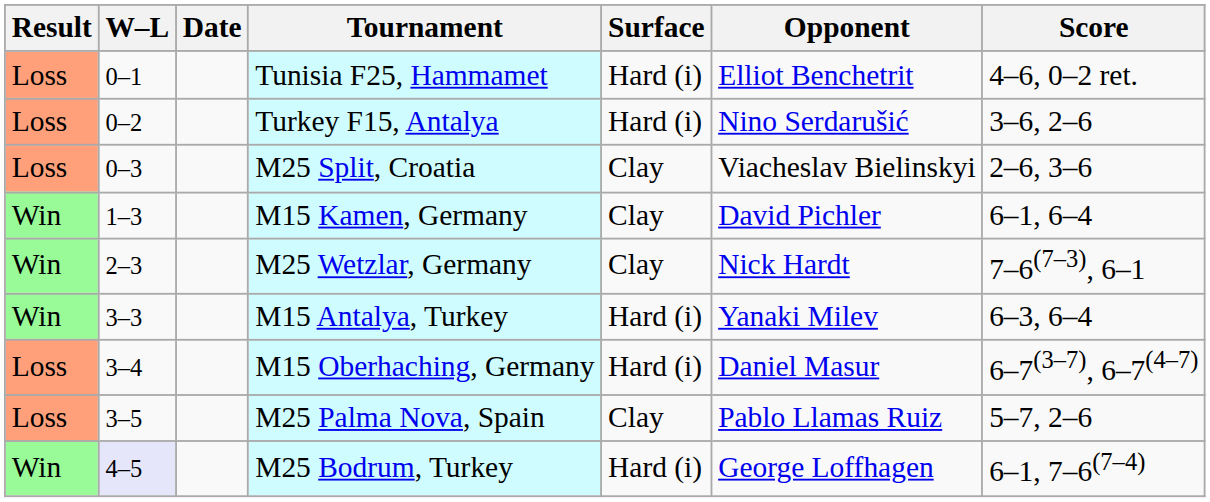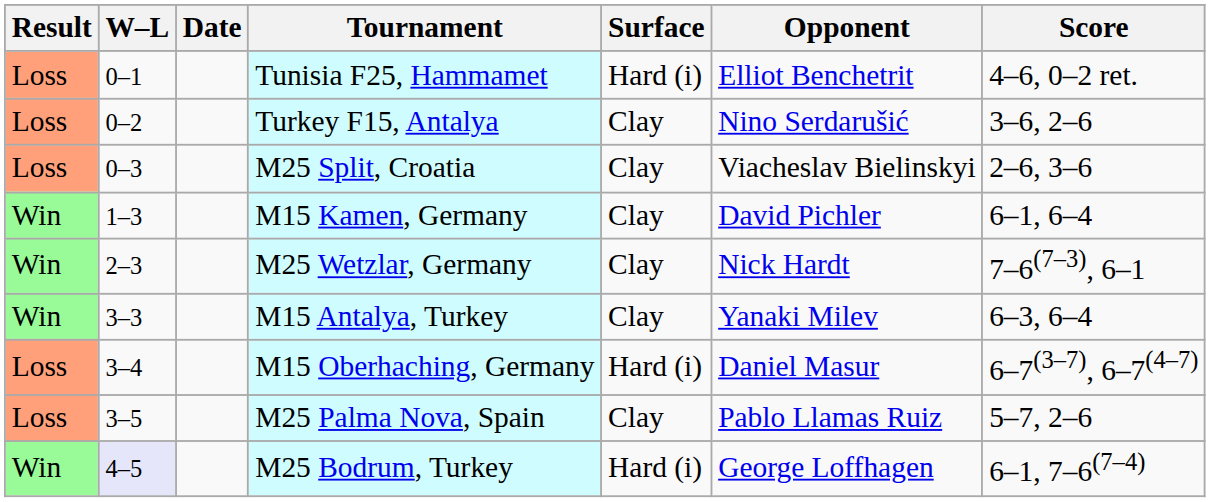(655, 121) Hard (i) -> (636, 121) Clay
(655, 315) Hard (i) -> (636, 315) Clay
